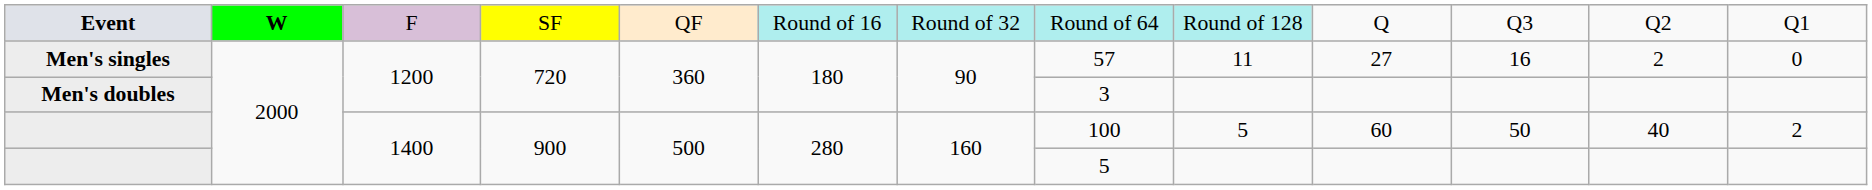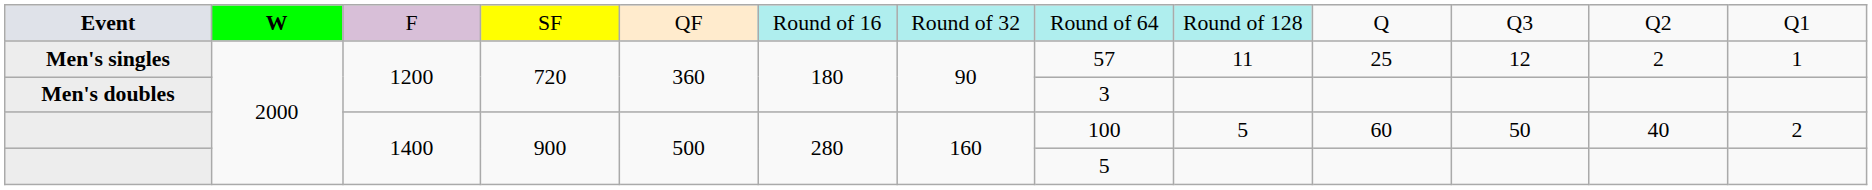(1381, 58) 27 -> (1381, 58) 25
(1520, 58) 16 -> (1520, 58) 12
(1797, 58) 0 -> (1797, 58) 1
